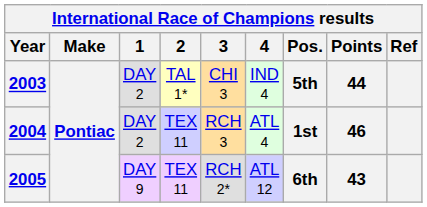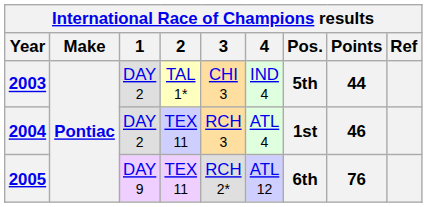(357, 178) 43 -> (357, 178) 76
